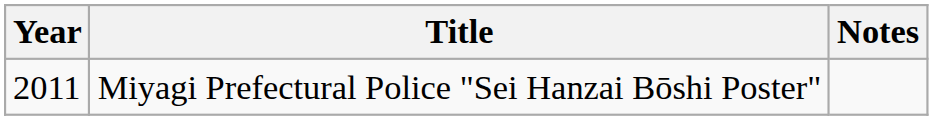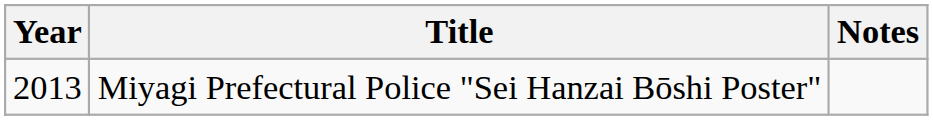(47, 86) 2011 -> (47, 86) 2013
